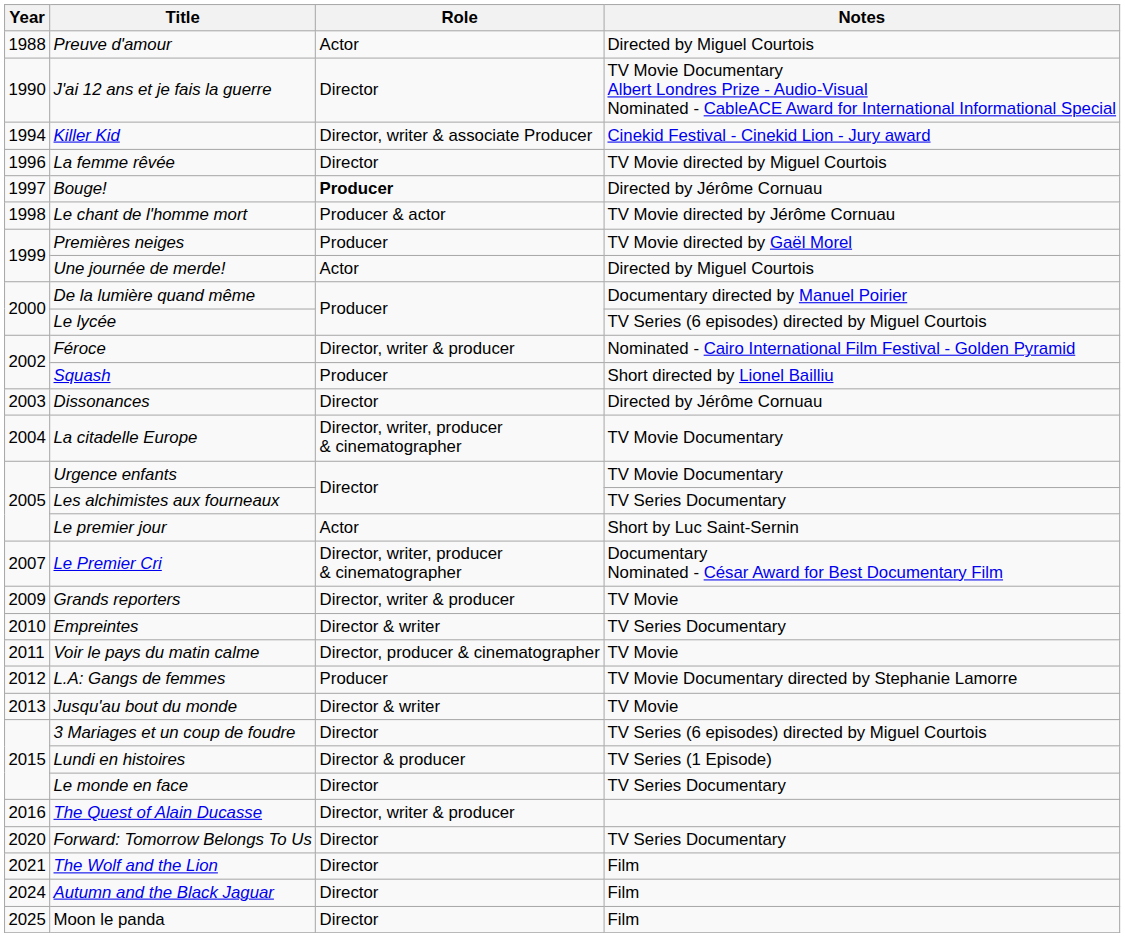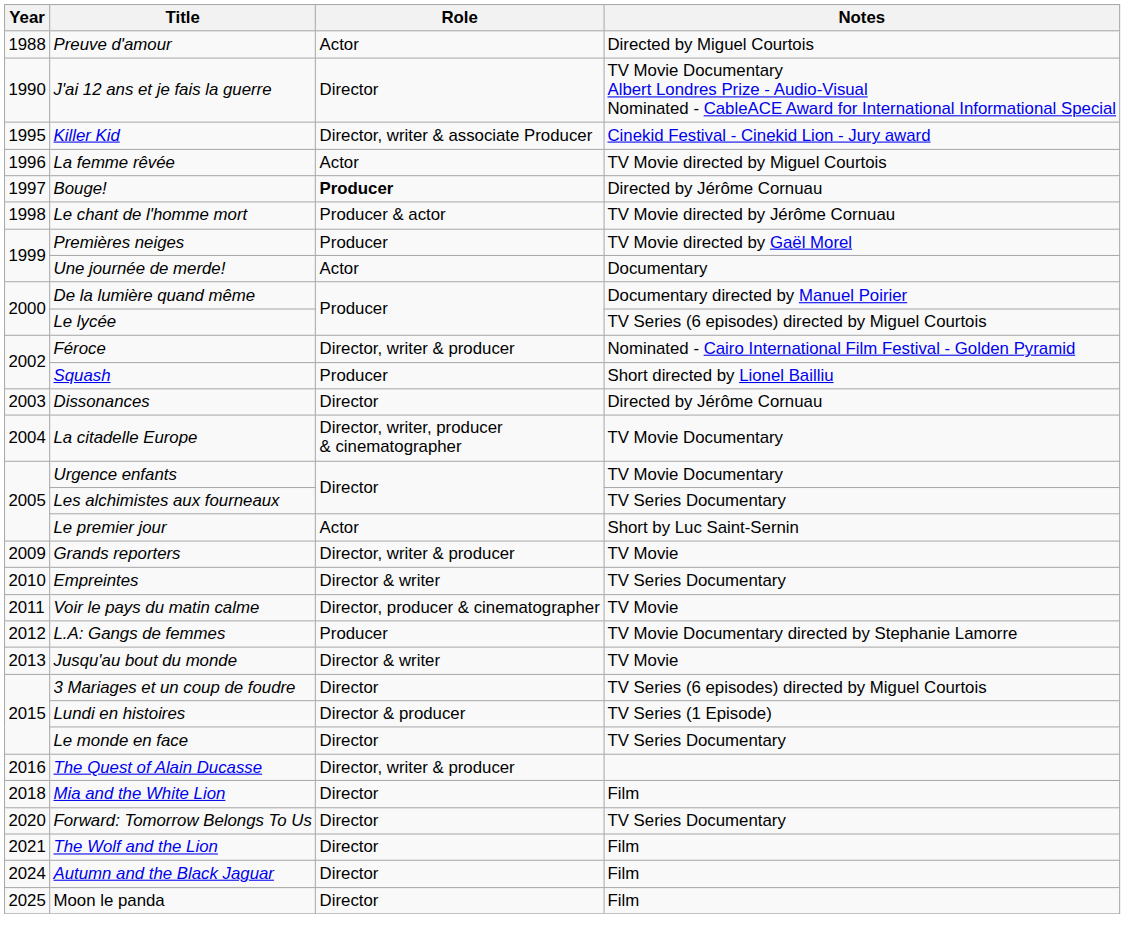(27, 135) 1994 -> (27, 135) 1995
(349, 162) Director -> (339, 162) Actor
(711, 268) Directed by Miguel Courtois -> (657, 268) Documentary
- row: (108, 563)
+ row: (139, 793)
